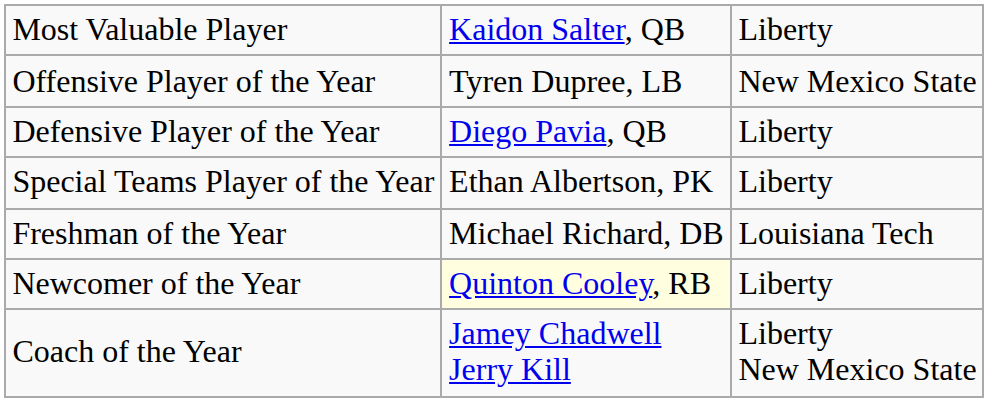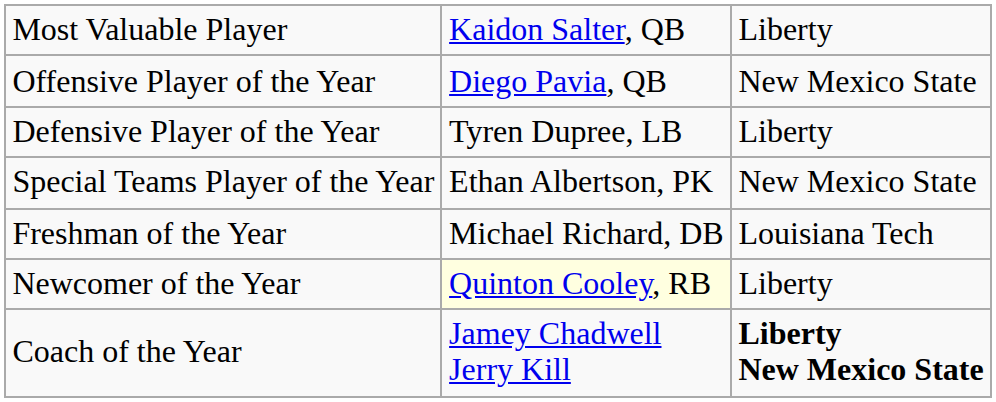(566, 80) Tyren Dupree, LB -> (558, 80) Diego Pavia, QB
(558, 131) Diego Pavia, QB -> (566, 131) Tyren Dupree, LB
(786, 182) Liberty -> (858, 182) New Mexico State
(858, 352) normal -> (861, 352) bold
